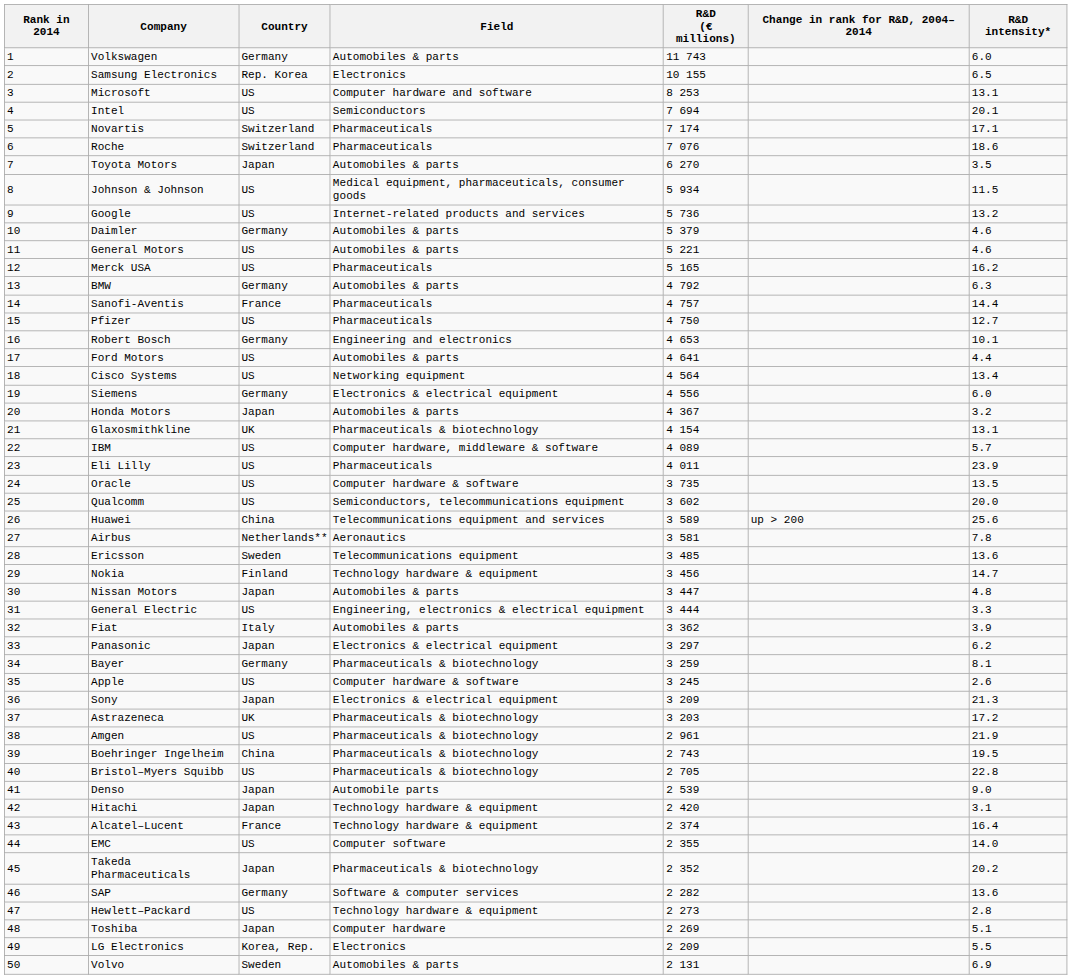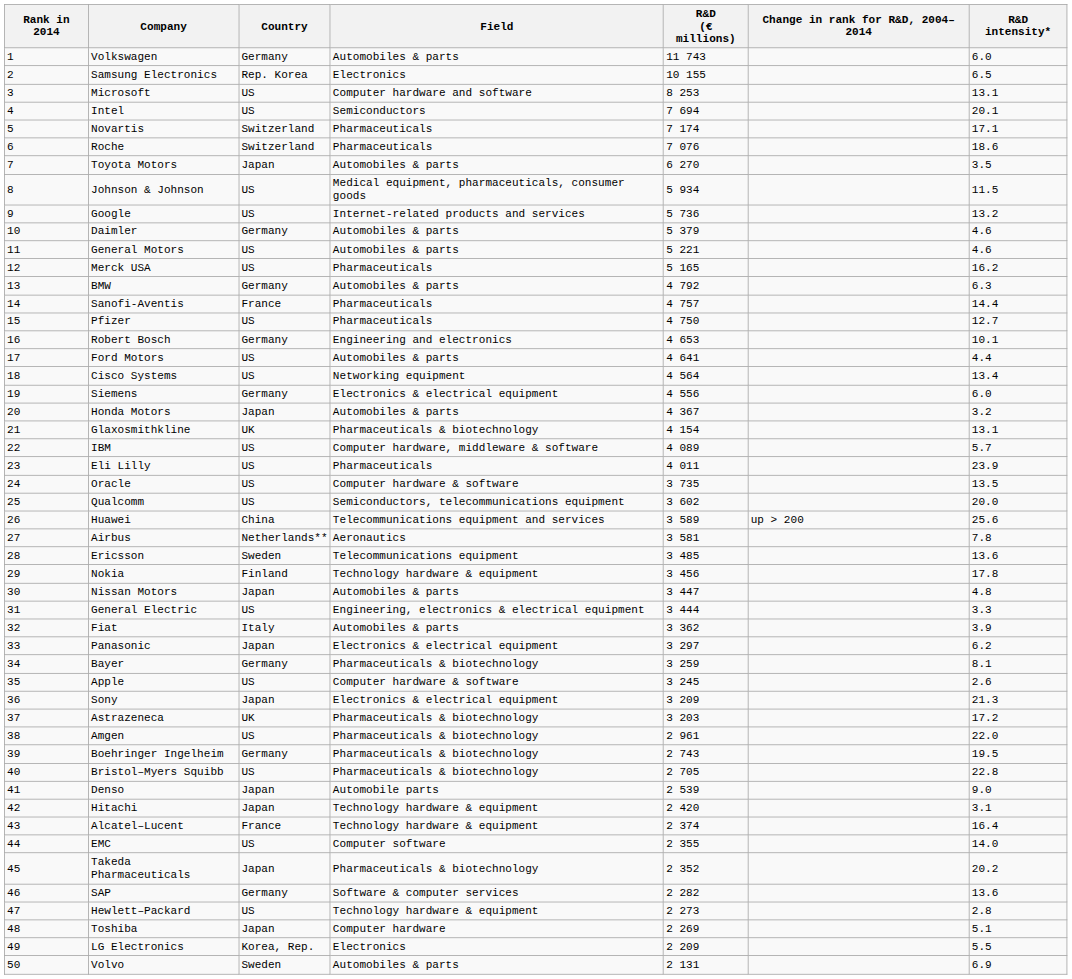(985, 574) 14.7 -> (985, 574) 17.8
(985, 736) 21.9 -> (985, 736) 22.0
(258, 754) China -> (265, 754) Germany
